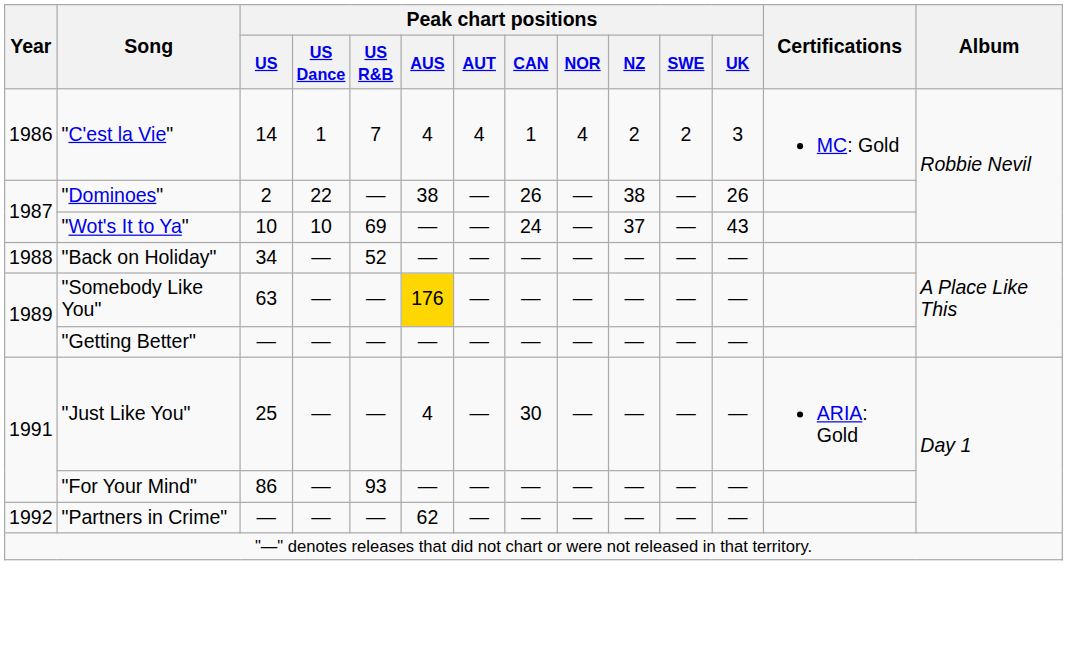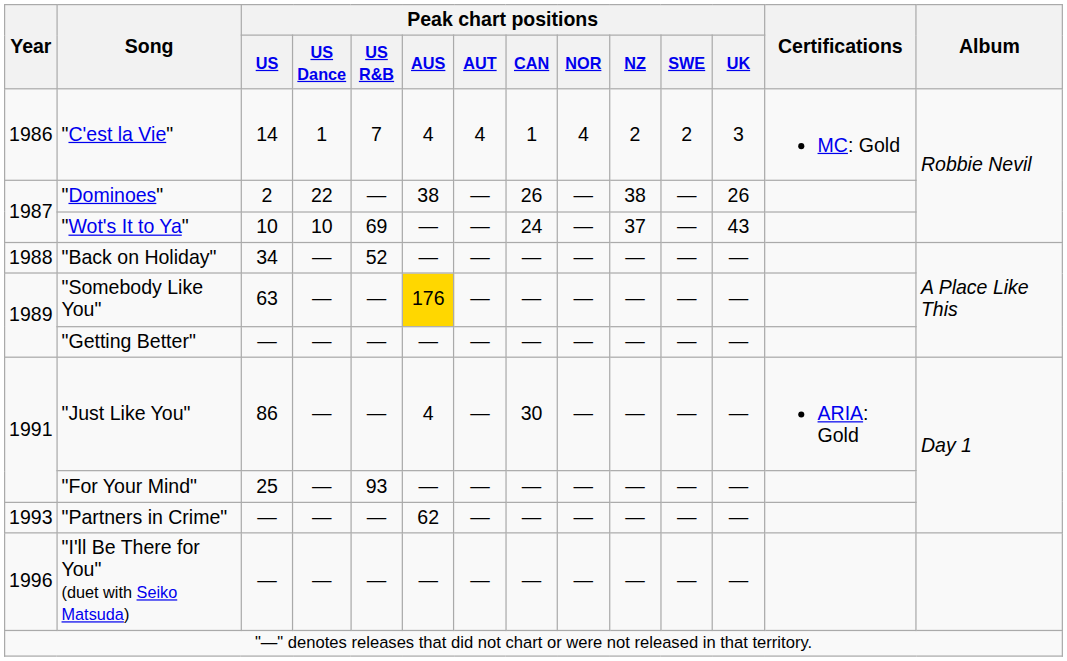(266, 414) 25 -> (267, 414) 86
(266, 486) 86 -> (267, 486) 25
(31, 517) 1992 -> (31, 517) 1993
+ row: (131, 581)
